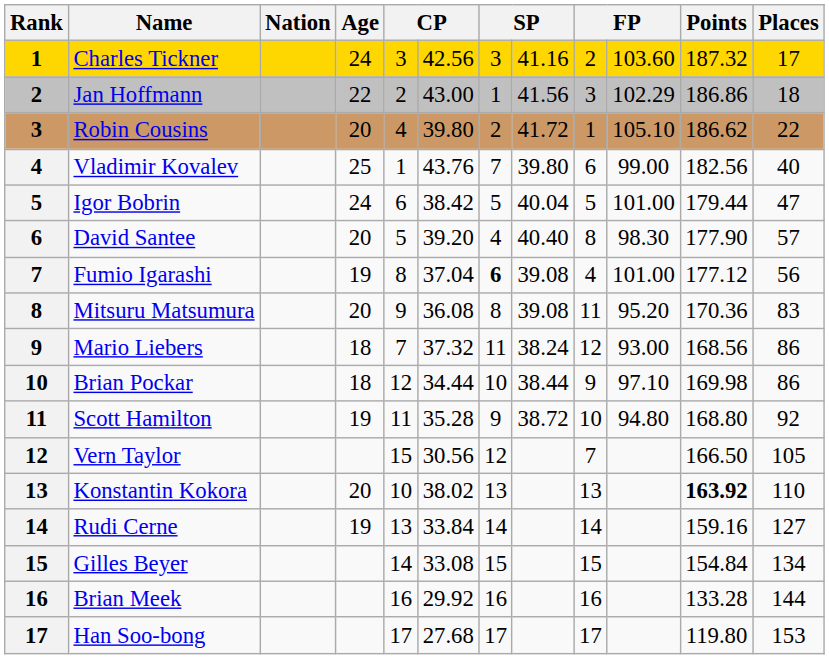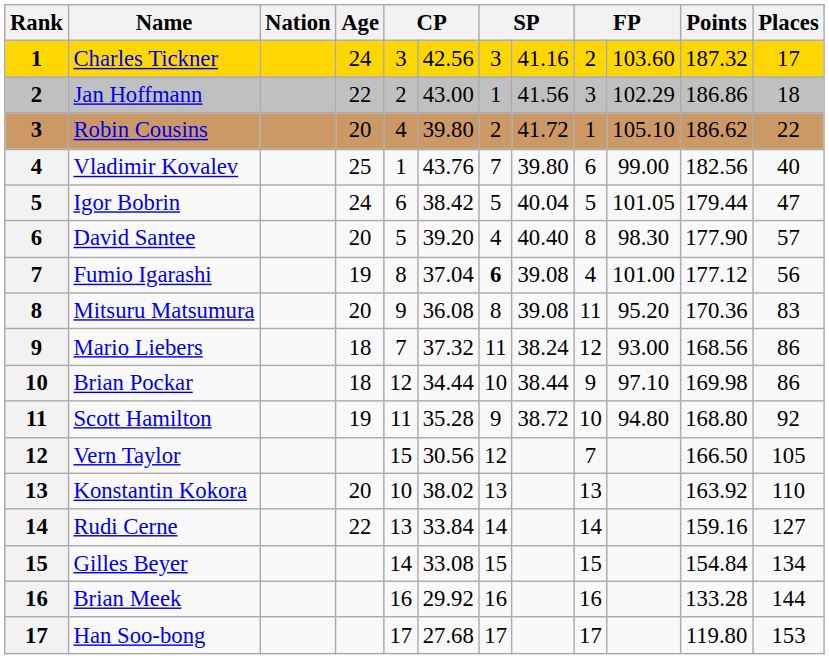(644, 202) 101.00 -> (644, 202) 101.05
(716, 490) bold -> (716, 490) normal
(360, 526) 19 -> (360, 526) 22
